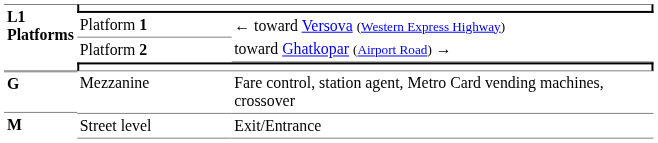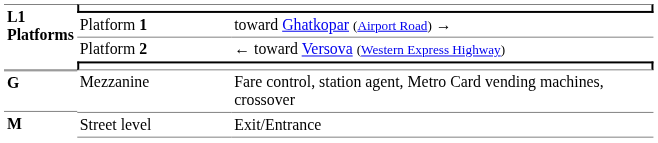(370, 25) ← toward Versova (Western Express Highway) -> (343, 24) toward Ghatkopar (Airport Road) →
(343, 49) toward Ghatkopar (Airport Road) → -> (370, 49) ← toward Versova (Western Express Highway)
